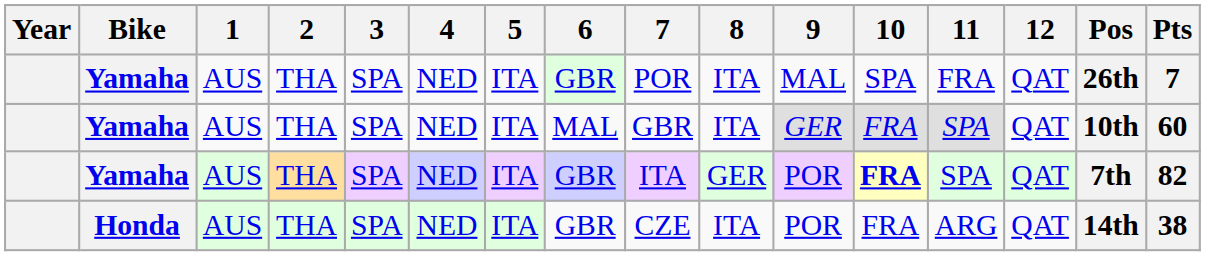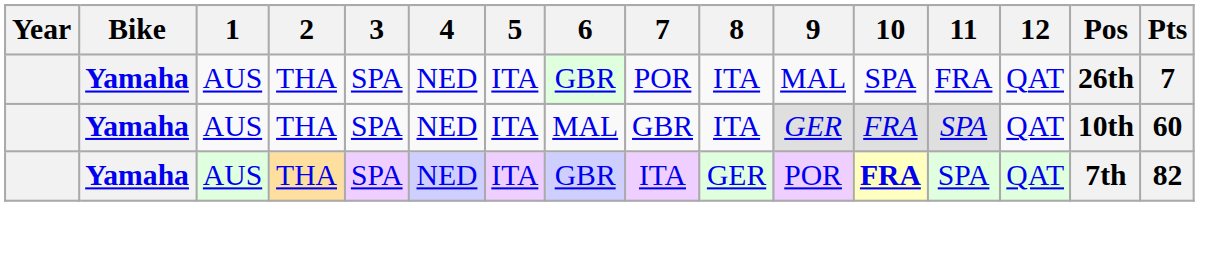- row: (42, 226)
